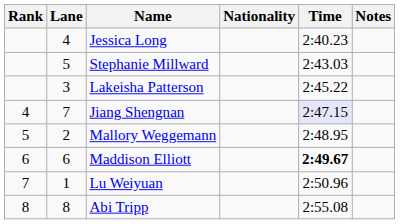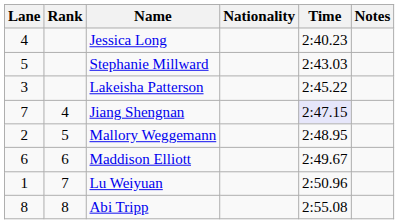columns swapped: (25, 16) <-> (66, 16)
(325, 159) bold -> (325, 159) normal
